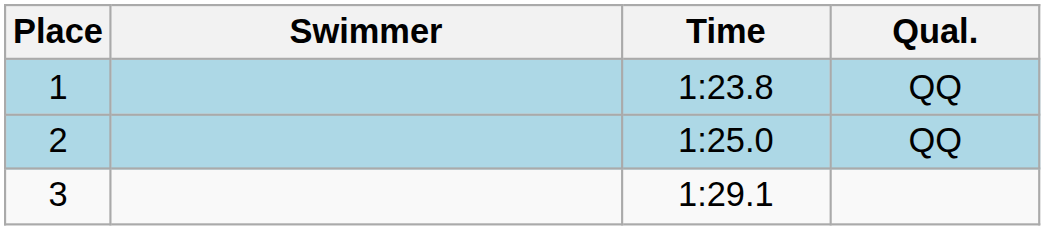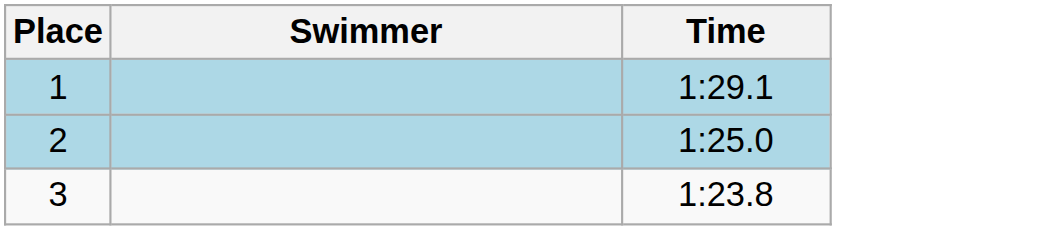- column: (935, 31)
(726, 86) 1:23.8 -> (726, 86) 1:29.1
(726, 195) 1:29.1 -> (726, 195) 1:23.8
